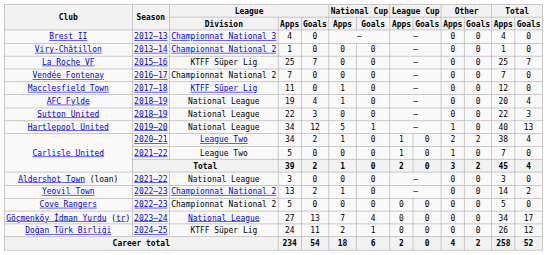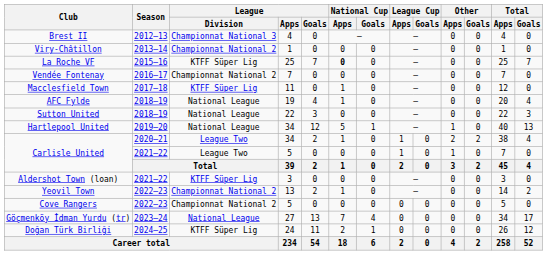(343, 62) normal -> (343, 62) bold
(224, 179) National League -> (224, 179) KTFF Süper Lig
